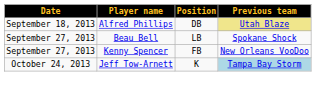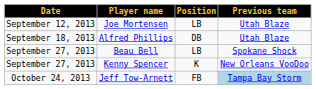+ row: (136, 24)
(265, 24) khaki background -> (265, 38) no background
(197, 51) FB -> (197, 64) K
(197, 64) K -> (197, 78) FB
